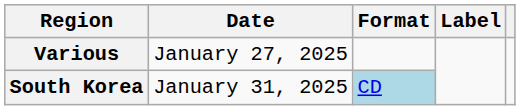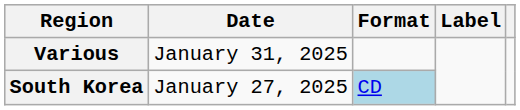(251, 54) January 27, 2025 -> (251, 54) January 31, 2025
(251, 87) January 31, 2025 -> (251, 87) January 27, 2025
